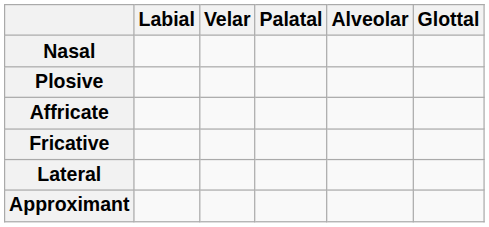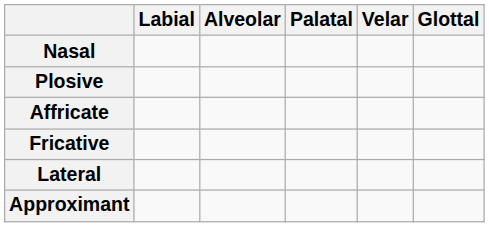columns swapped: (370, 19) <-> (227, 19)
